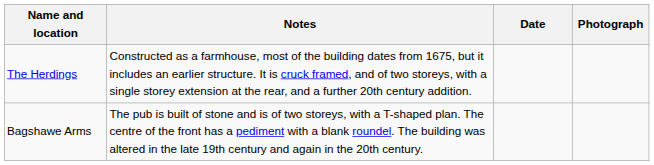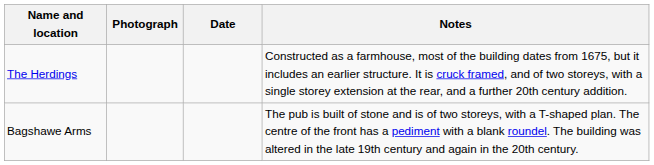columns swapped: (611, 24) <-> (300, 24)
